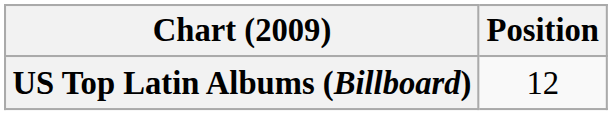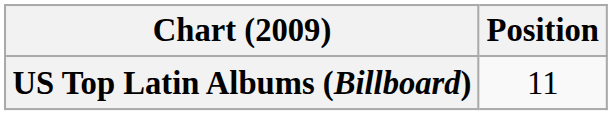(543, 82) 12 -> (543, 82) 11
